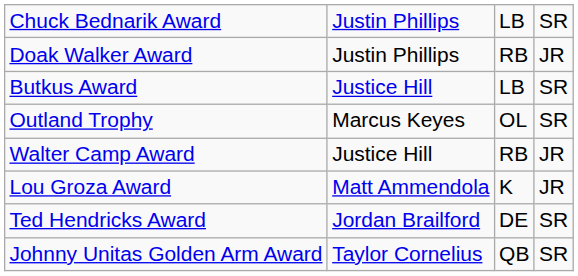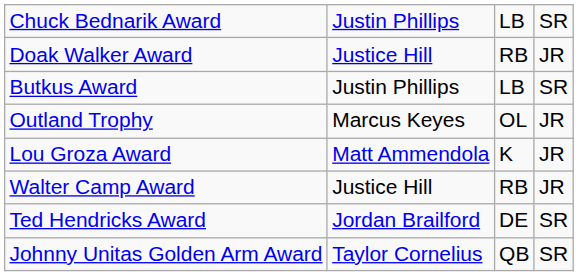(396, 54) Justin Phillips -> (382, 54) Justice Hill
(382, 87) Justice Hill -> (396, 87) Justin Phillips
(554, 120) SR -> (552, 120) JR
rows swapped: (90, 187) <-> (102, 154)
